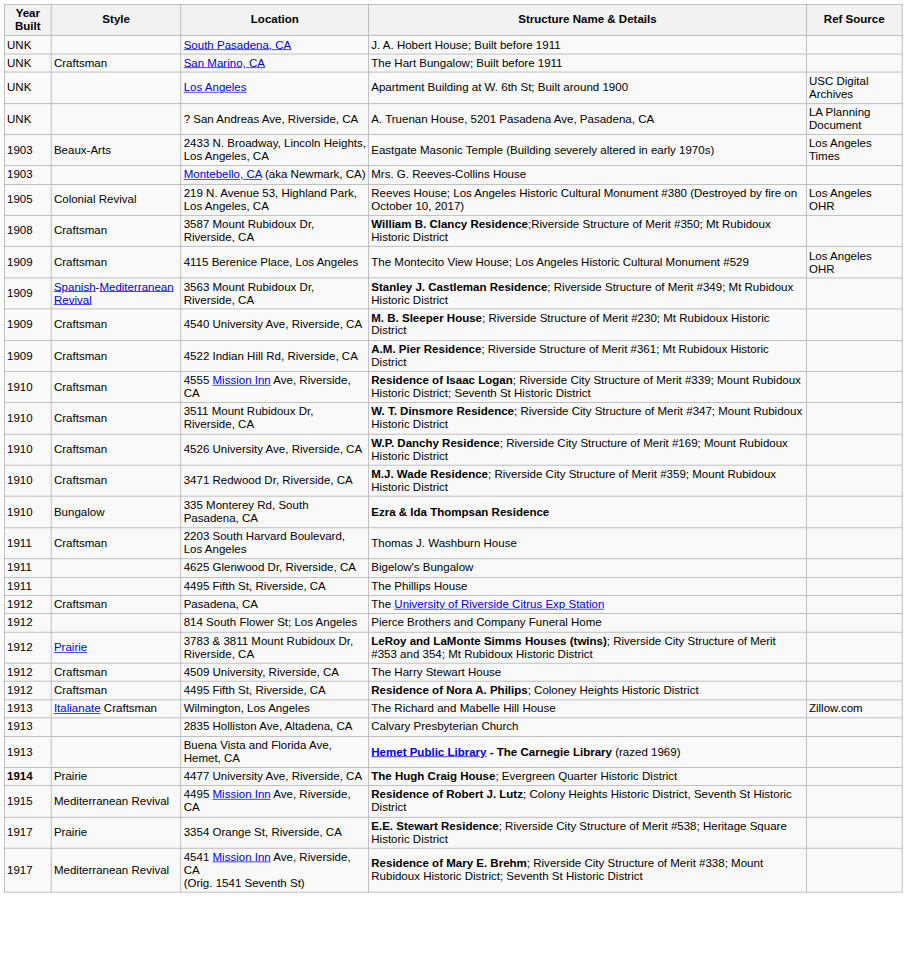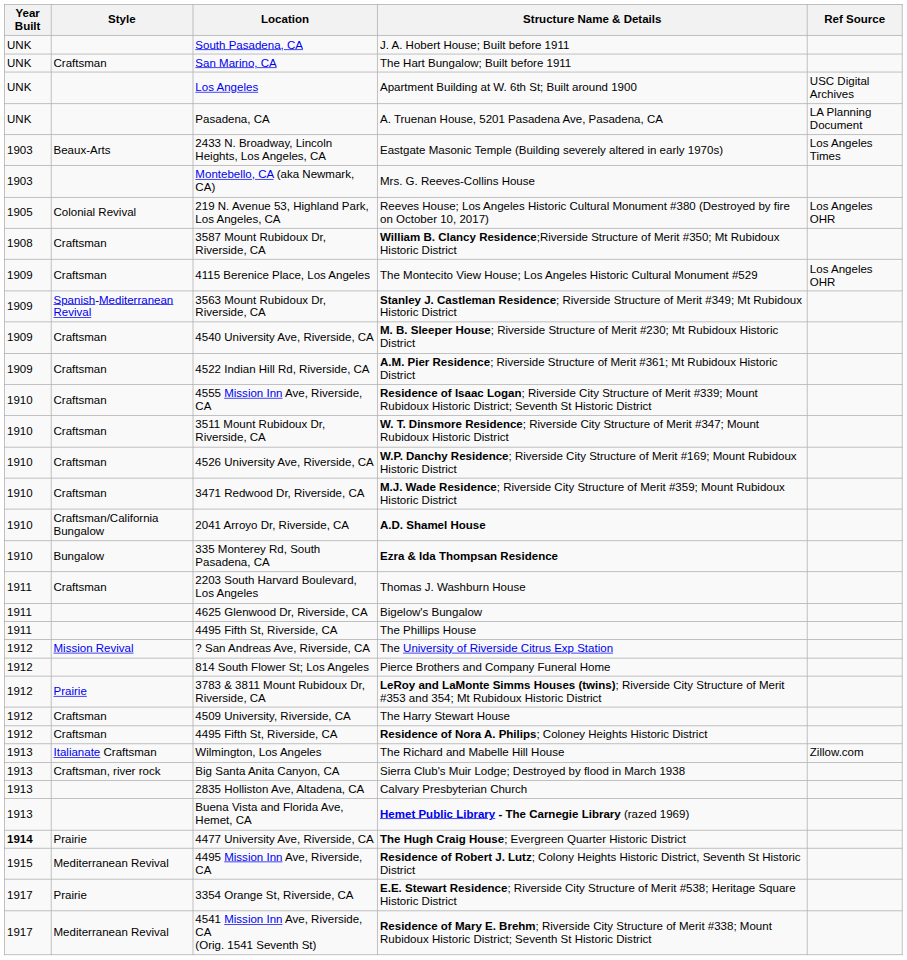(271, 119) ? San Andreas Ave, Riverside, CA -> (233, 119) Pasadena, CA
+ row: (433, 525)
(80, 604) Craftsman -> (94, 648) Mission Revival
(221, 604) Pasadena, CA -> (283, 648) ? San Andreas Ave, Riverside, CA
+ row: (533, 771)
